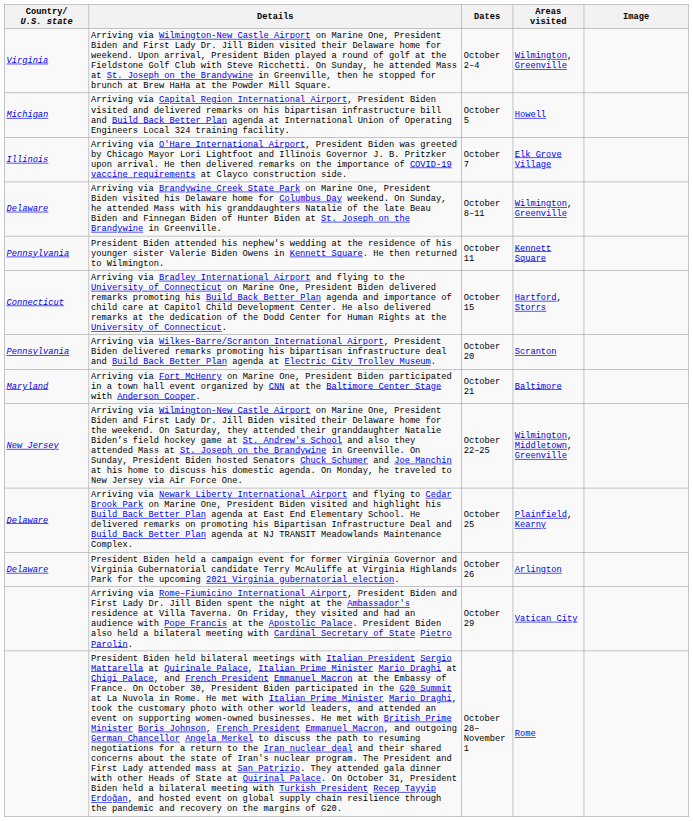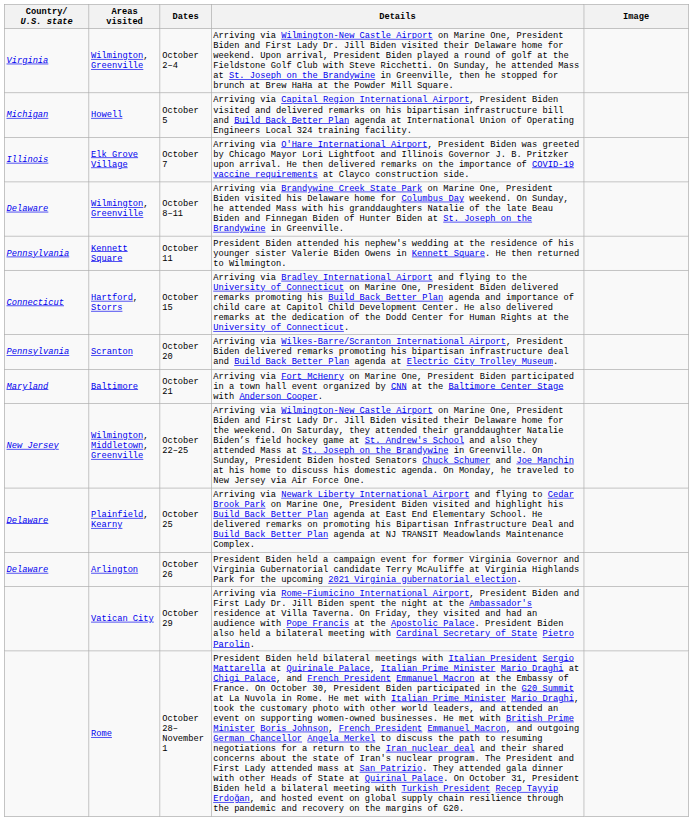columns swapped: (548, 16) <-> (275, 16)
